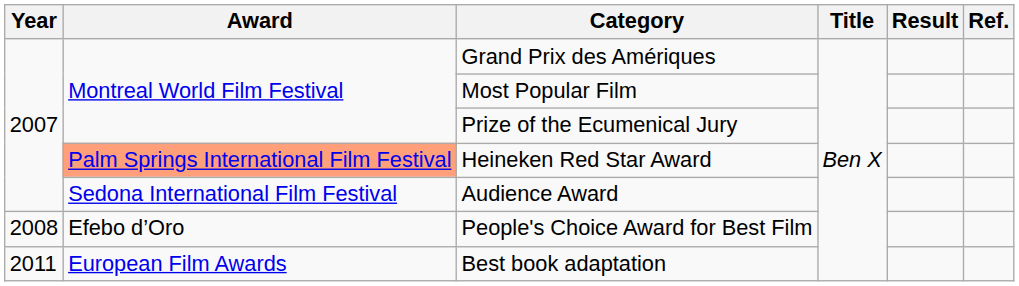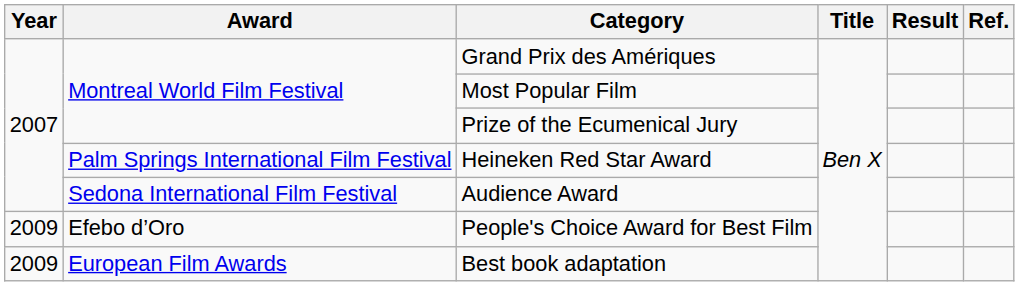(260, 159) lightsalmon background -> (260, 159) no background
(34, 228) 2008 -> (34, 228) 2009
(33, 263) 2011 -> (34, 263) 2009
